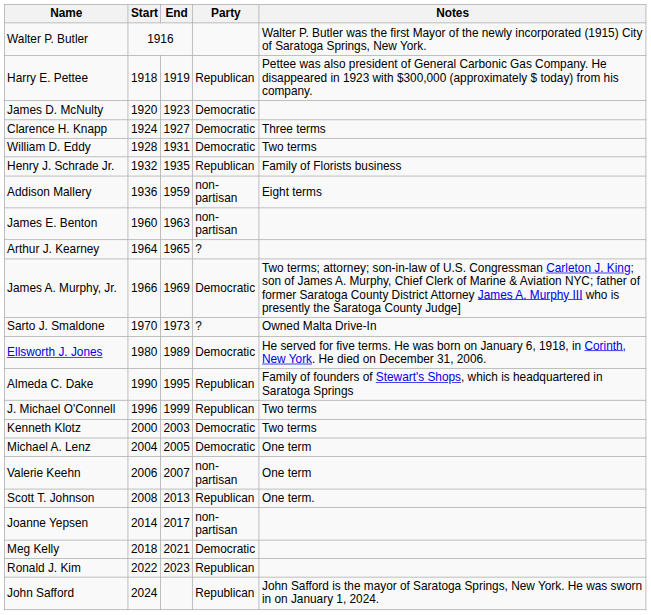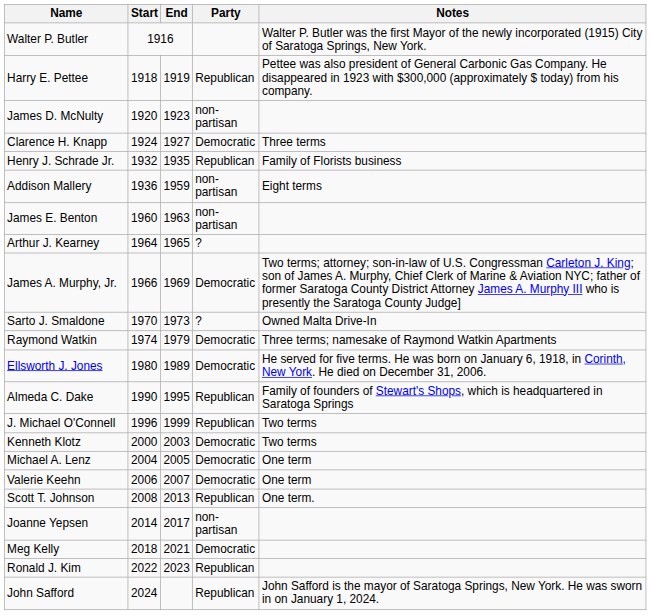(225, 110) Democratic -> (216, 116) non-partisan
- row: (49, 147)
+ row: (52, 340)
(216, 472) non-partisan -> (225, 479) Democratic
